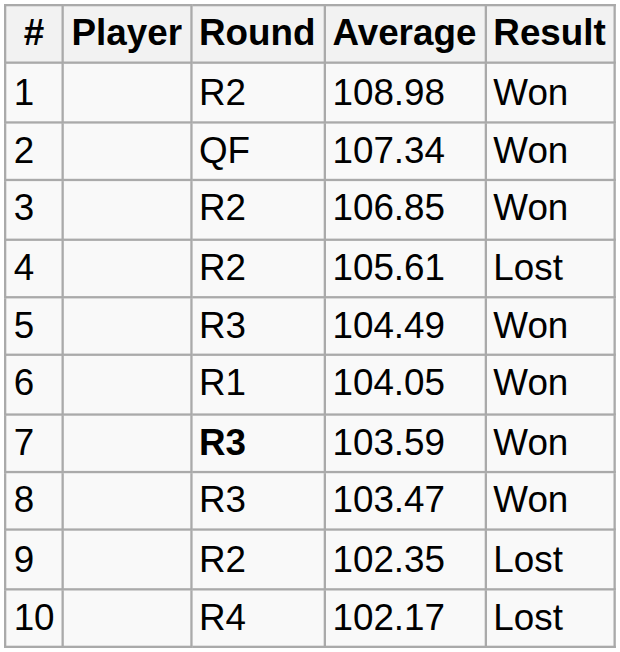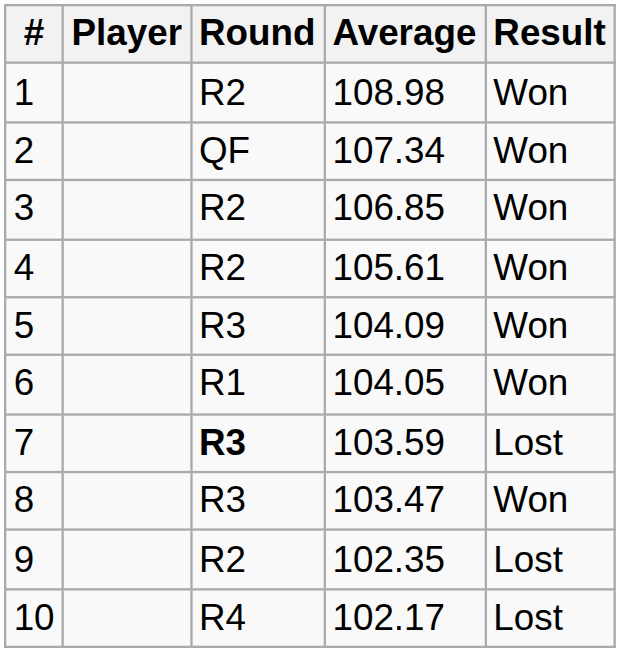(528, 267) Lost -> (531, 267) Won
(389, 325) 104.49 -> (389, 325) 104.09
(531, 442) Won -> (528, 442) Lost
